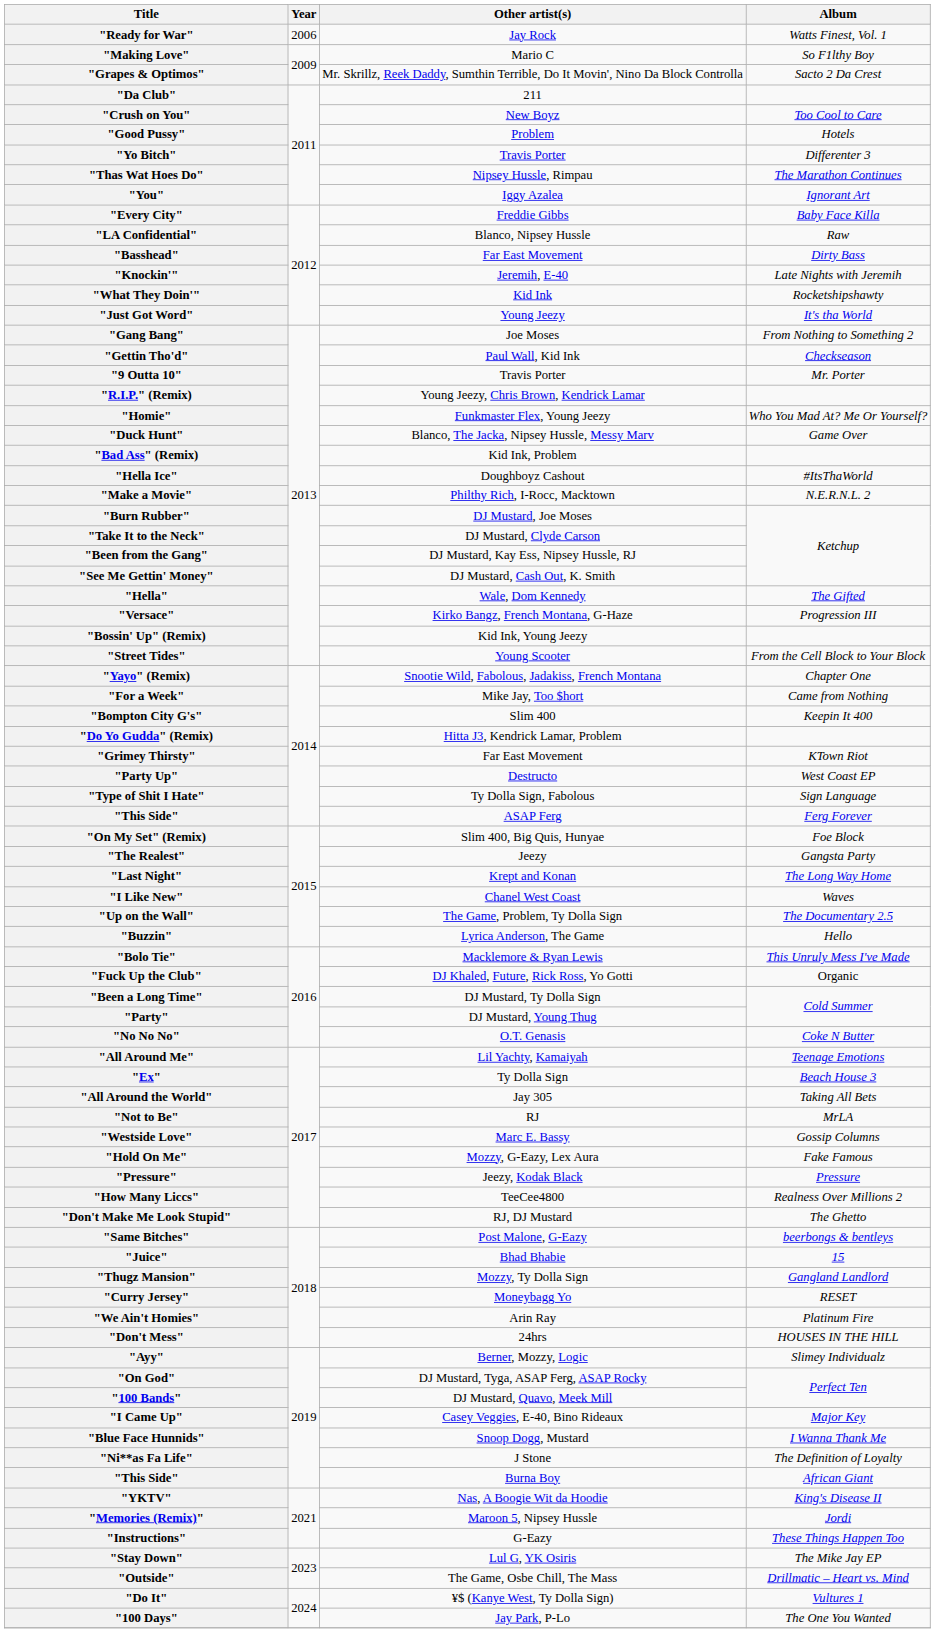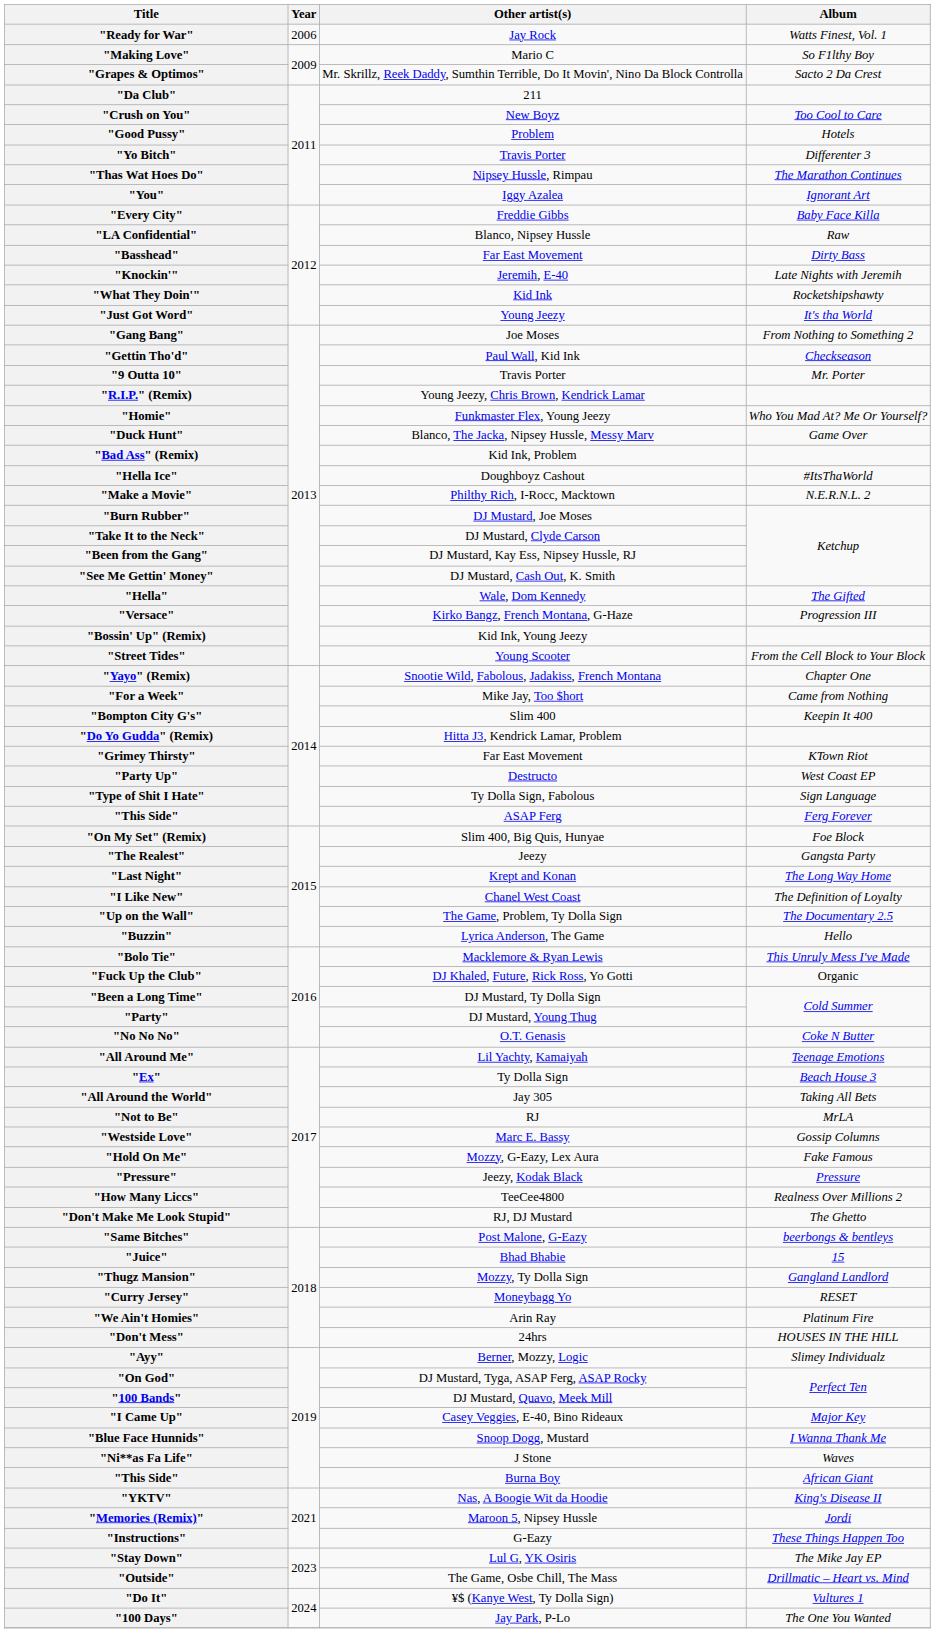(838, 896) Waves -> (838, 896) The Definition of Loyalty
(838, 1457) The Definition of Loyalty -> (838, 1457) Waves
